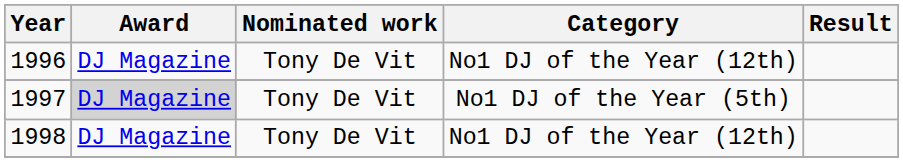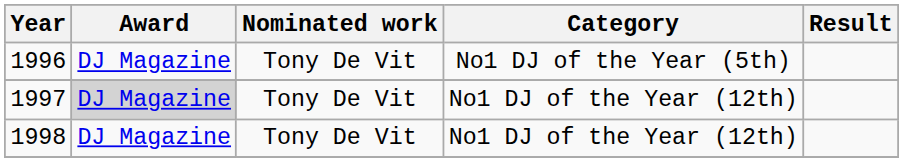(623, 62) No1 DJ of the Year (12th) -> (623, 62) No1 DJ of the Year (5th)
(623, 100) No1 DJ of the Year (5th) -> (623, 100) No1 DJ of the Year (12th)
